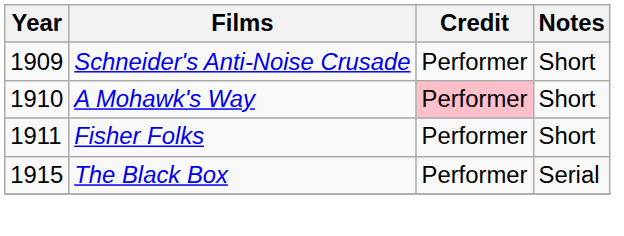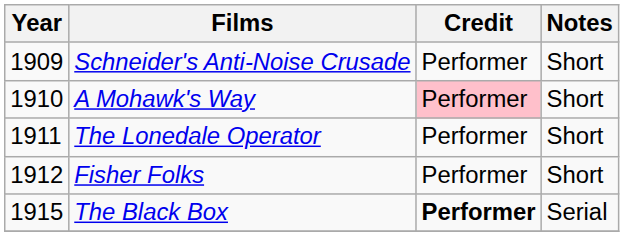+ row: (198, 136)
(36, 136) 1911 -> (37, 174) 1912
(475, 174) normal -> (479, 212) bold
